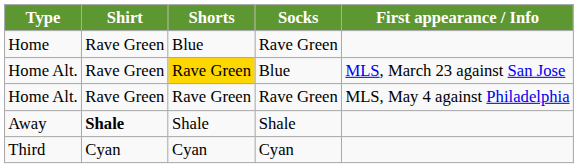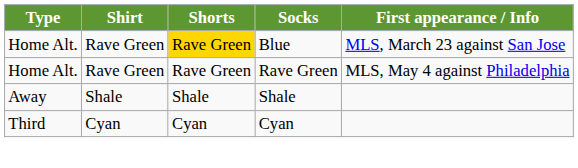- row: (29, 44)
(105, 123) bold -> (104, 96) normal
